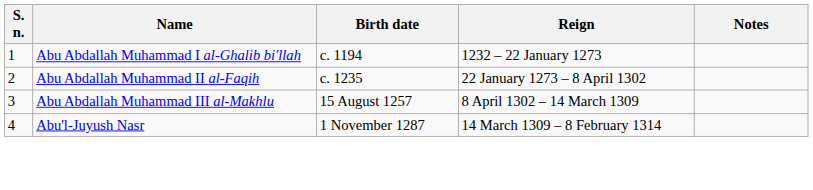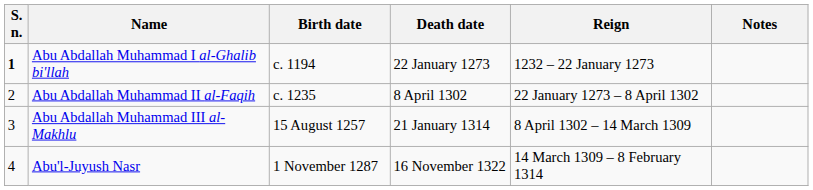+ column: (450, 24)
(11, 55) normal -> (11, 63) bold
